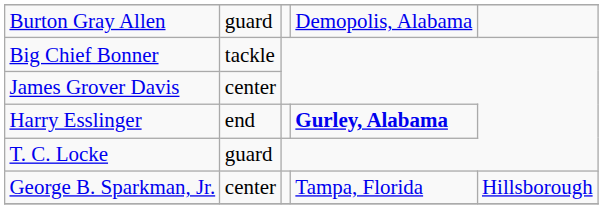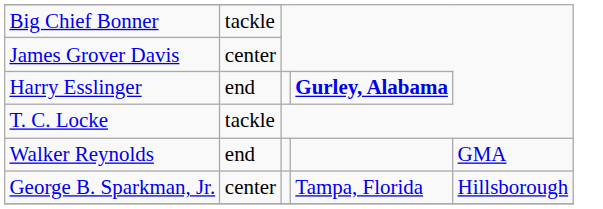- row: (87, 21)
(249, 154) guard -> (250, 120) tackle
+ row: (82, 154)
